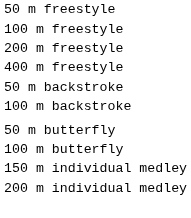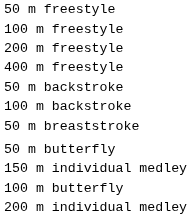+ row: (72, 126)
rows swapped: (64, 149) <-> (96, 169)
